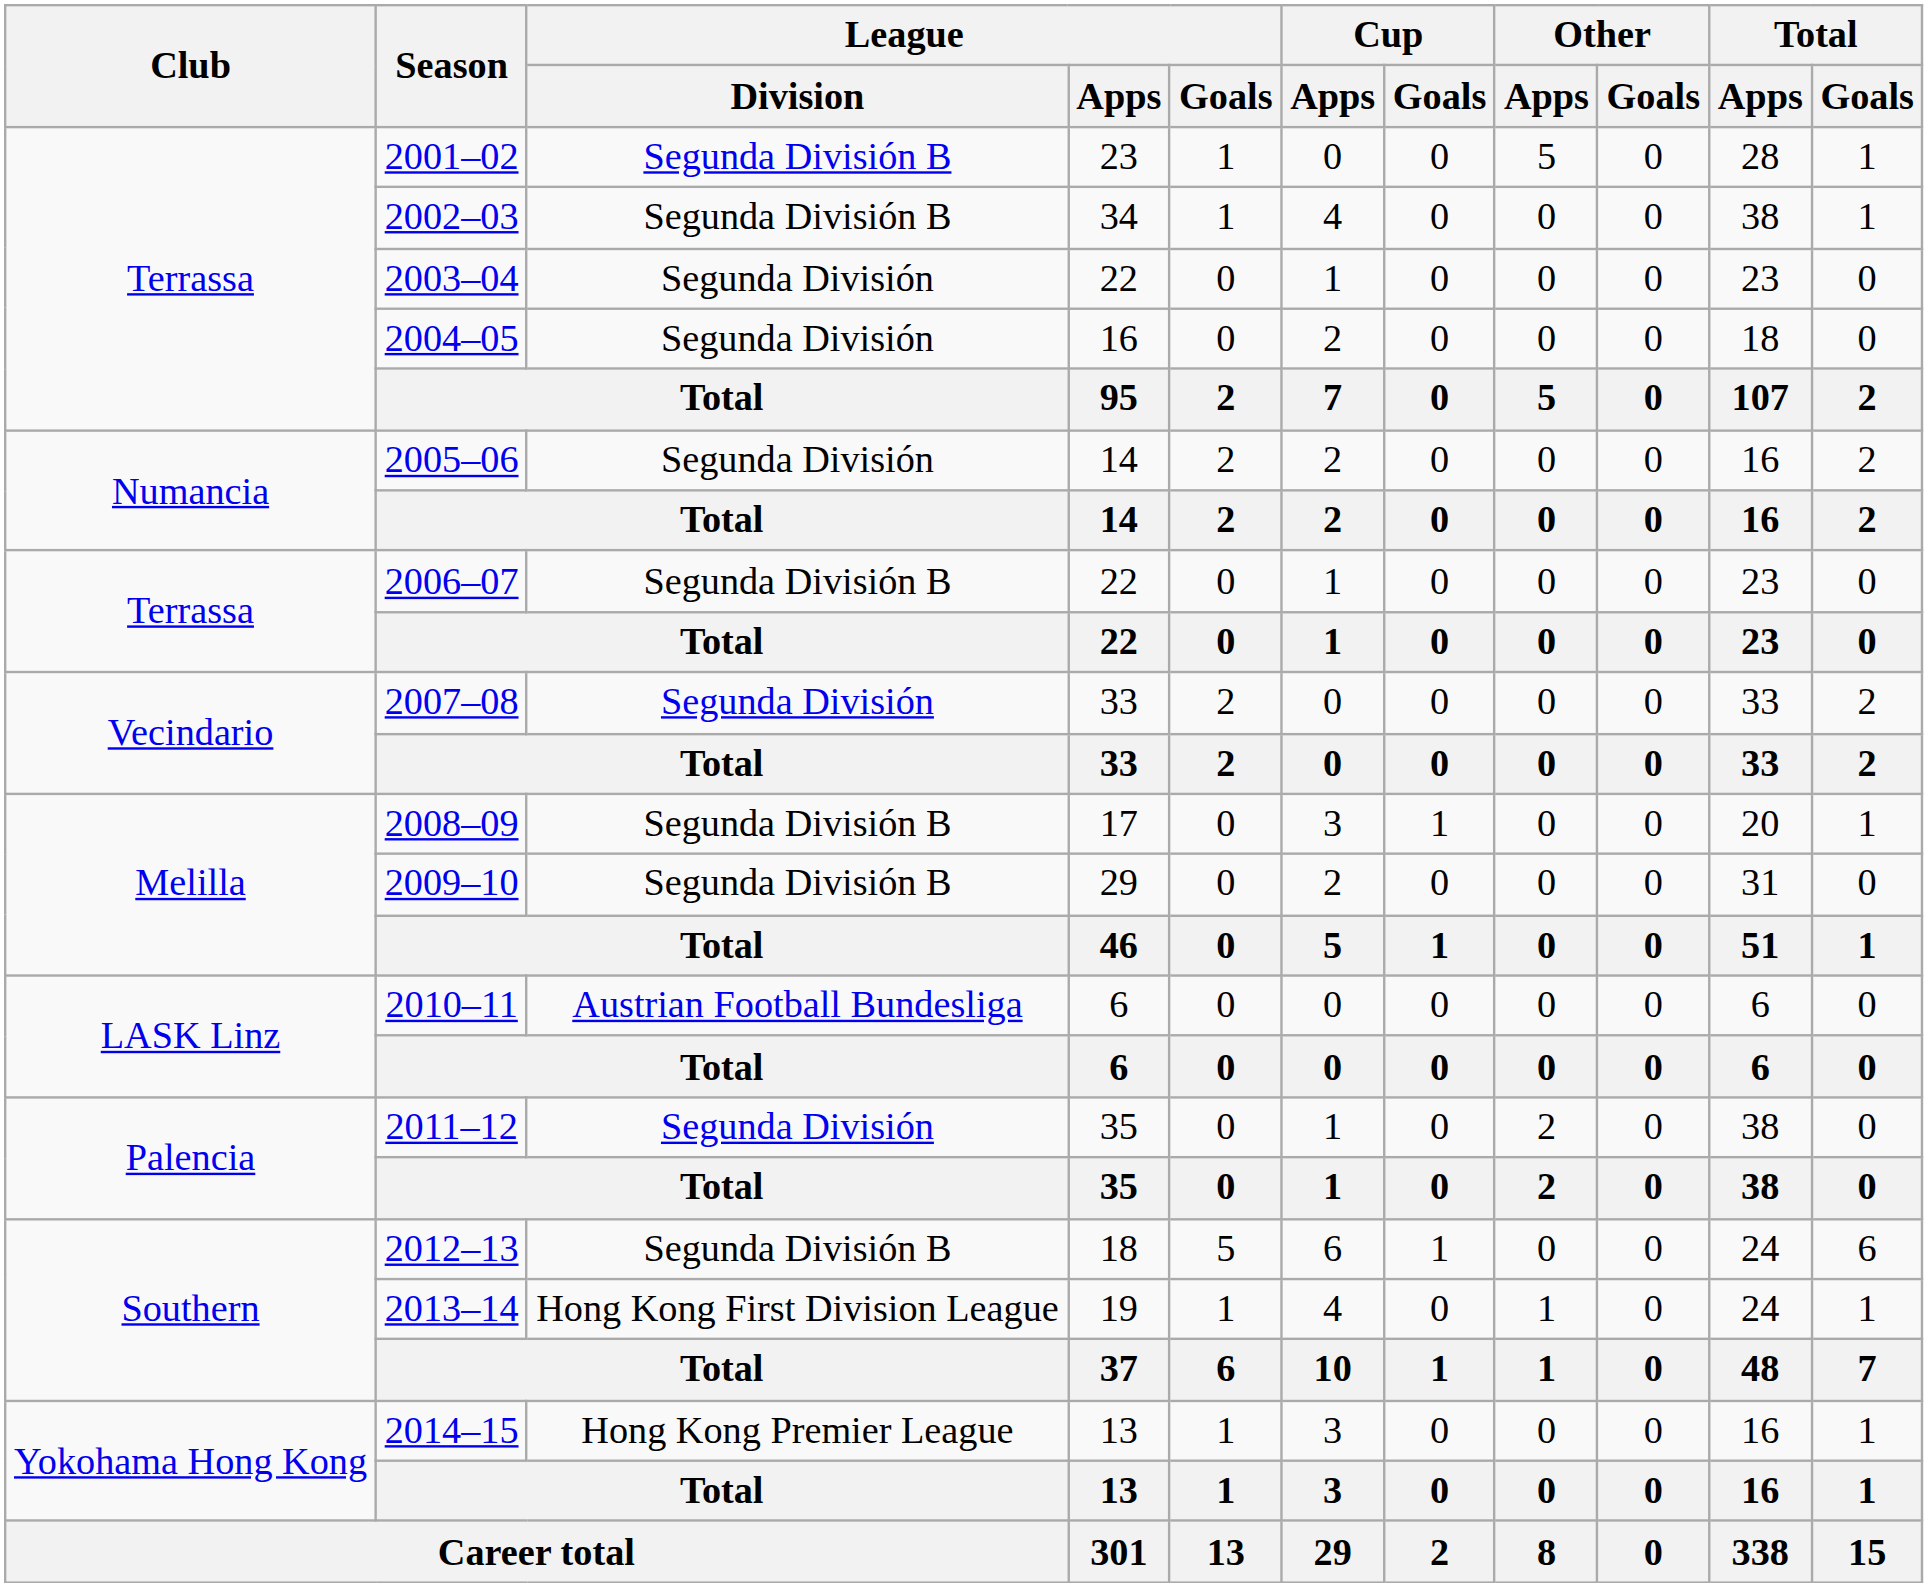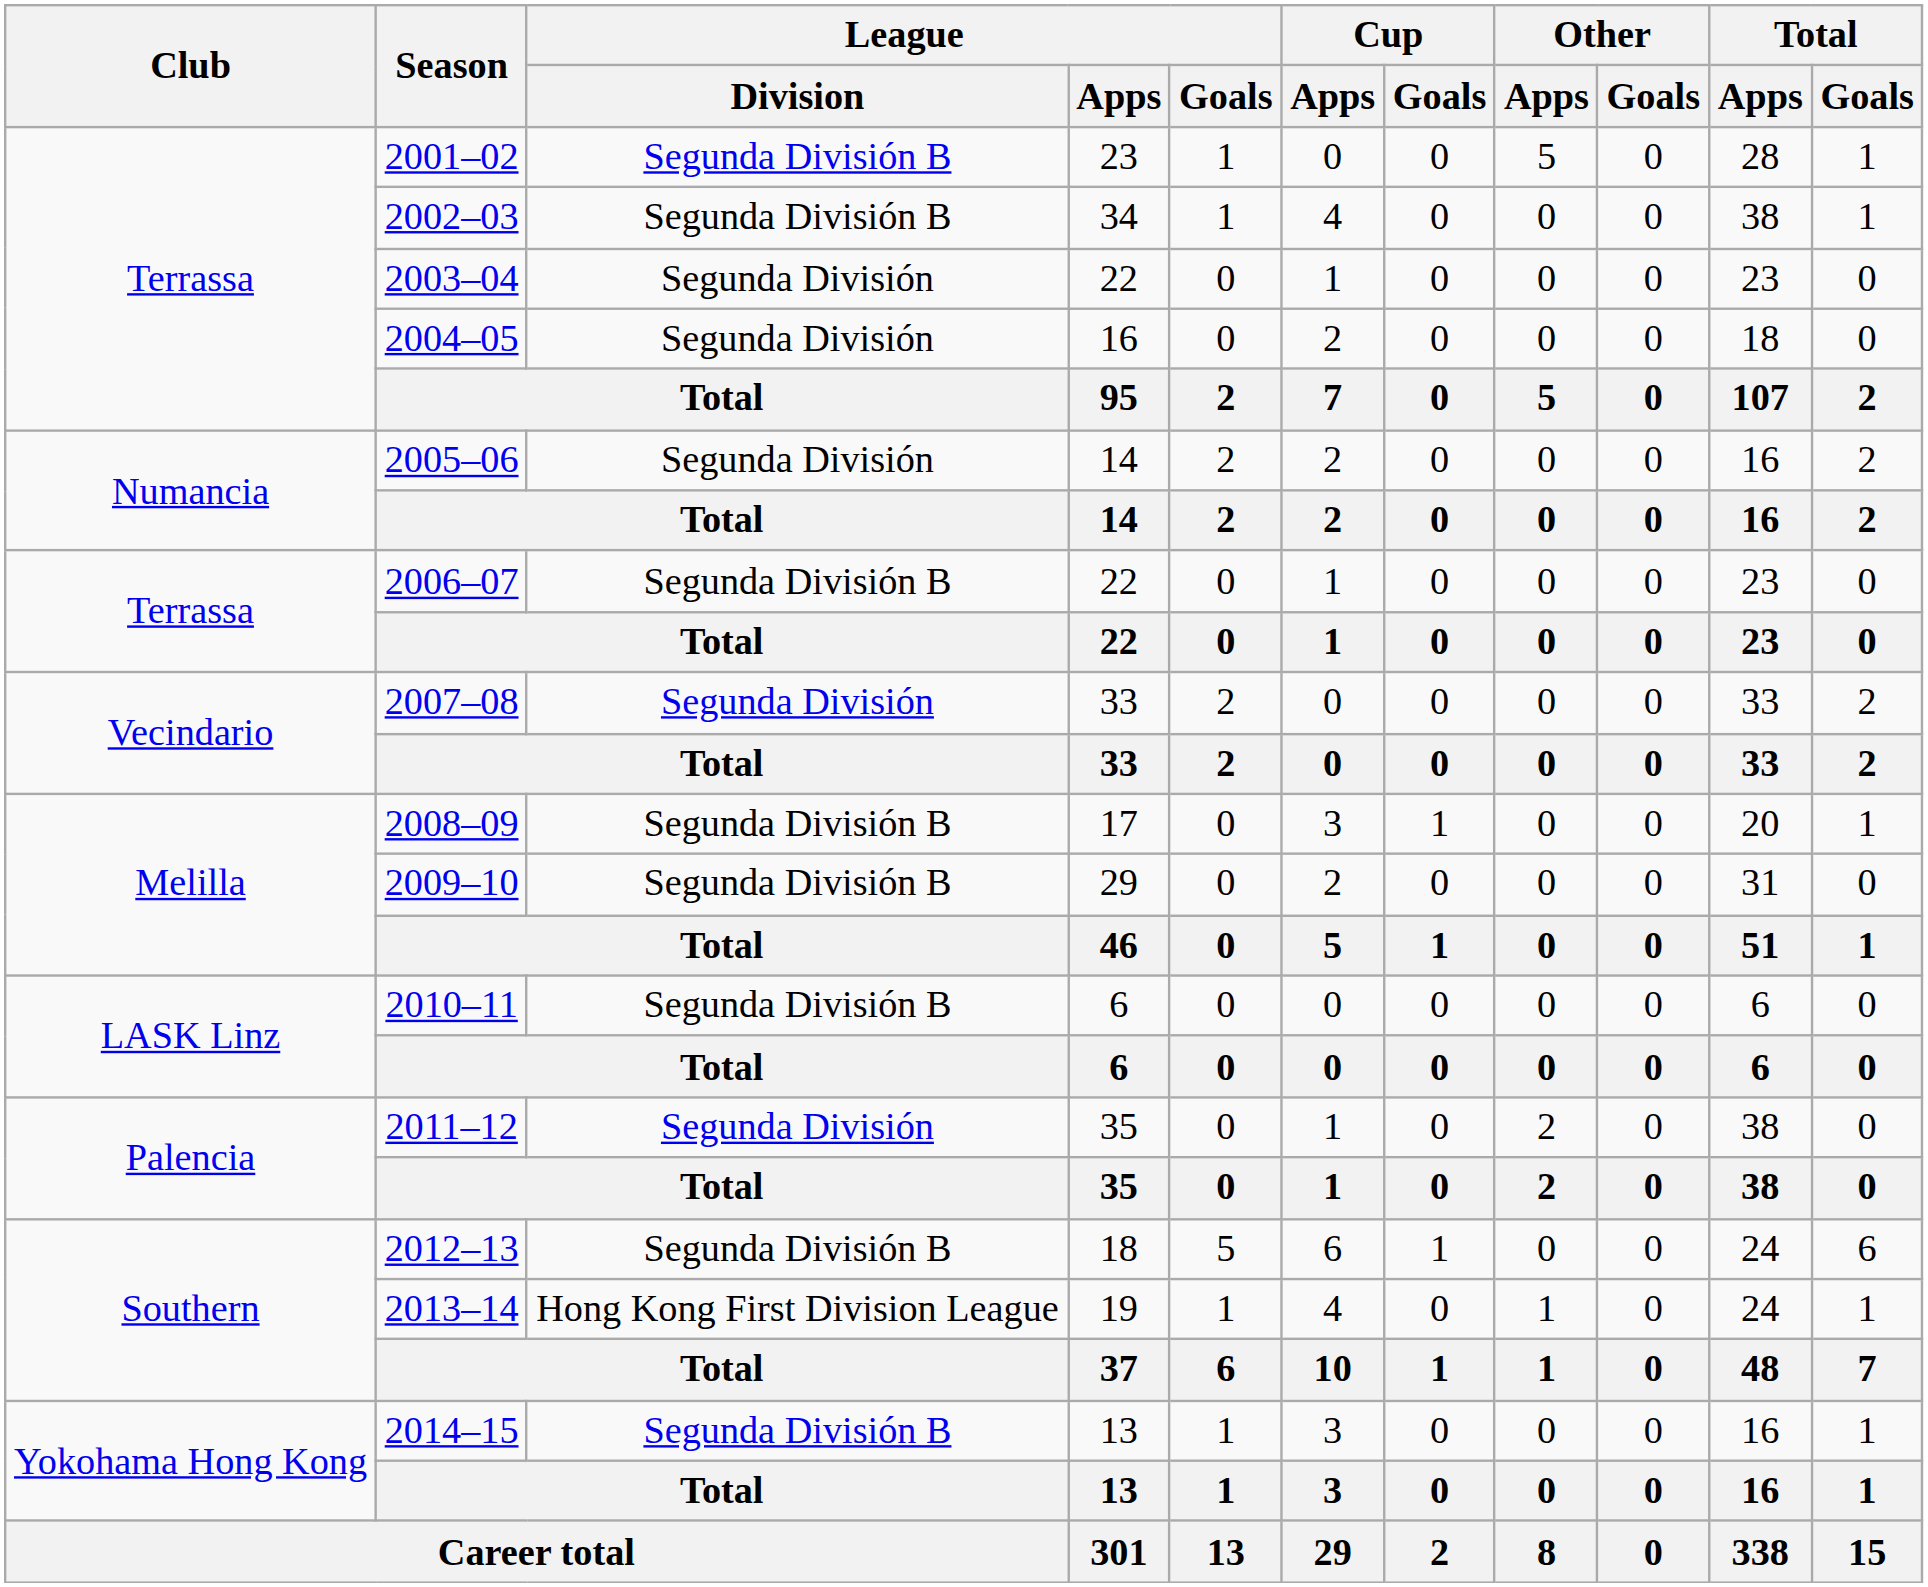(797, 1005) Austrian Football Bundesliga -> (797, 1005) Segunda División B
(797, 1429) Hong Kong Premier League -> (797, 1429) Segunda División B
